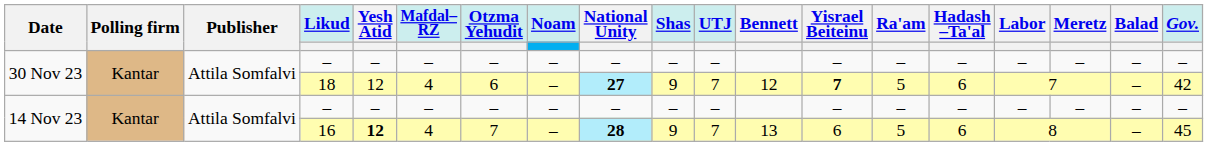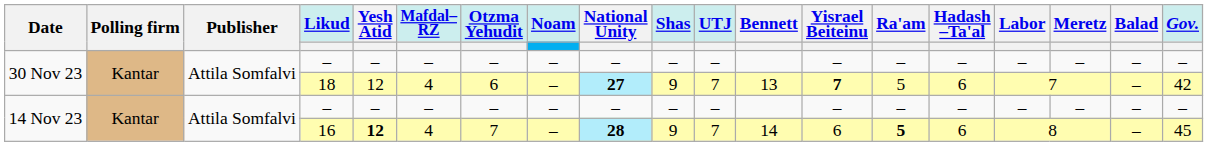(769, 84) 12 -> (769, 84) 13
(769, 130) 13 -> (769, 130) 14
(901, 130) normal -> (901, 130) bold
